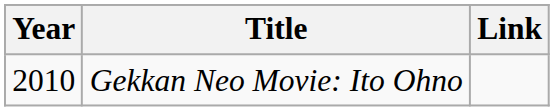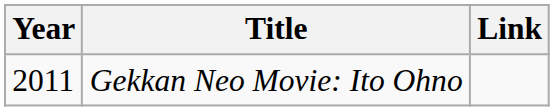(44, 79) 2010 -> (43, 79) 2011
